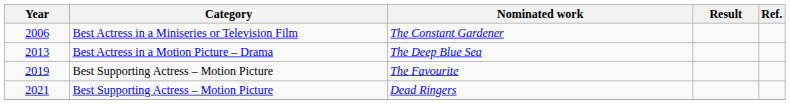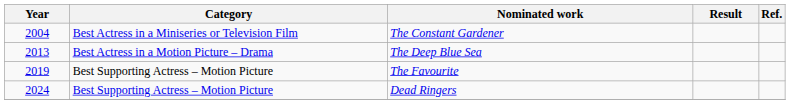(37, 33) 2006 -> (37, 33) 2004
(37, 90) 2021 -> (37, 90) 2024
